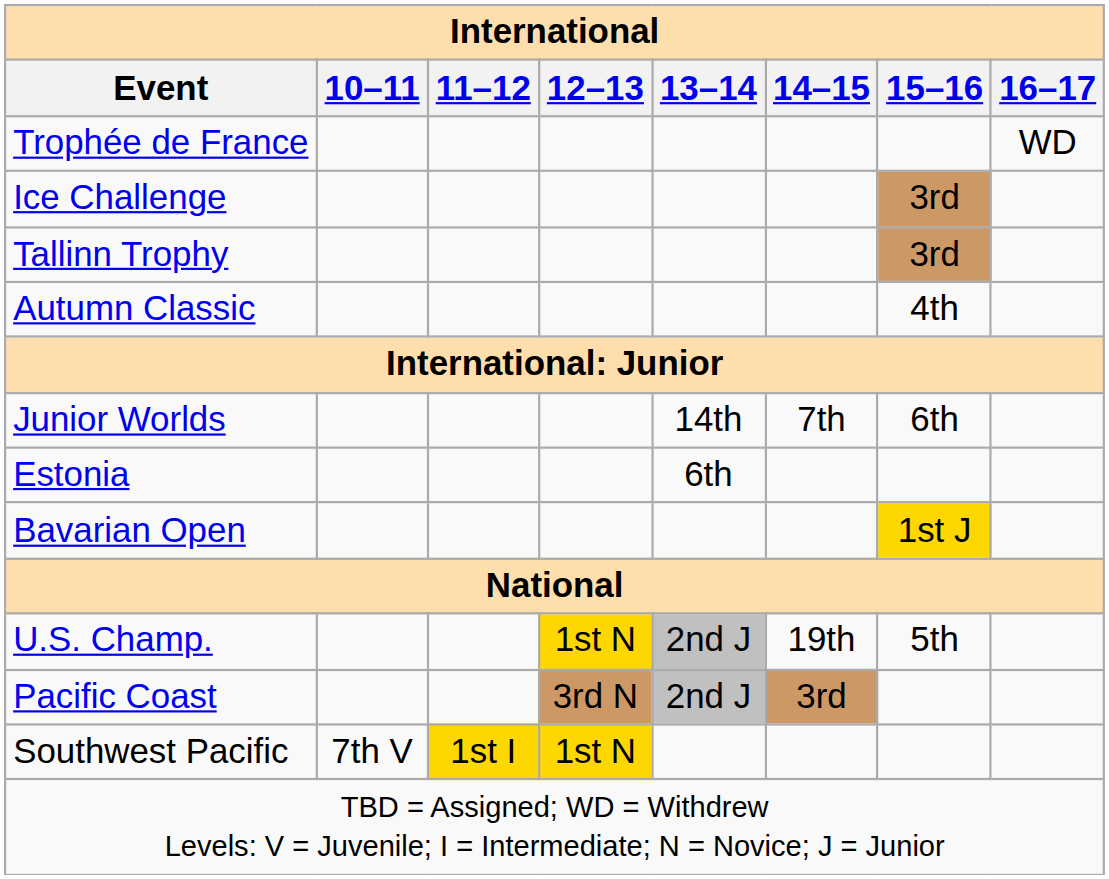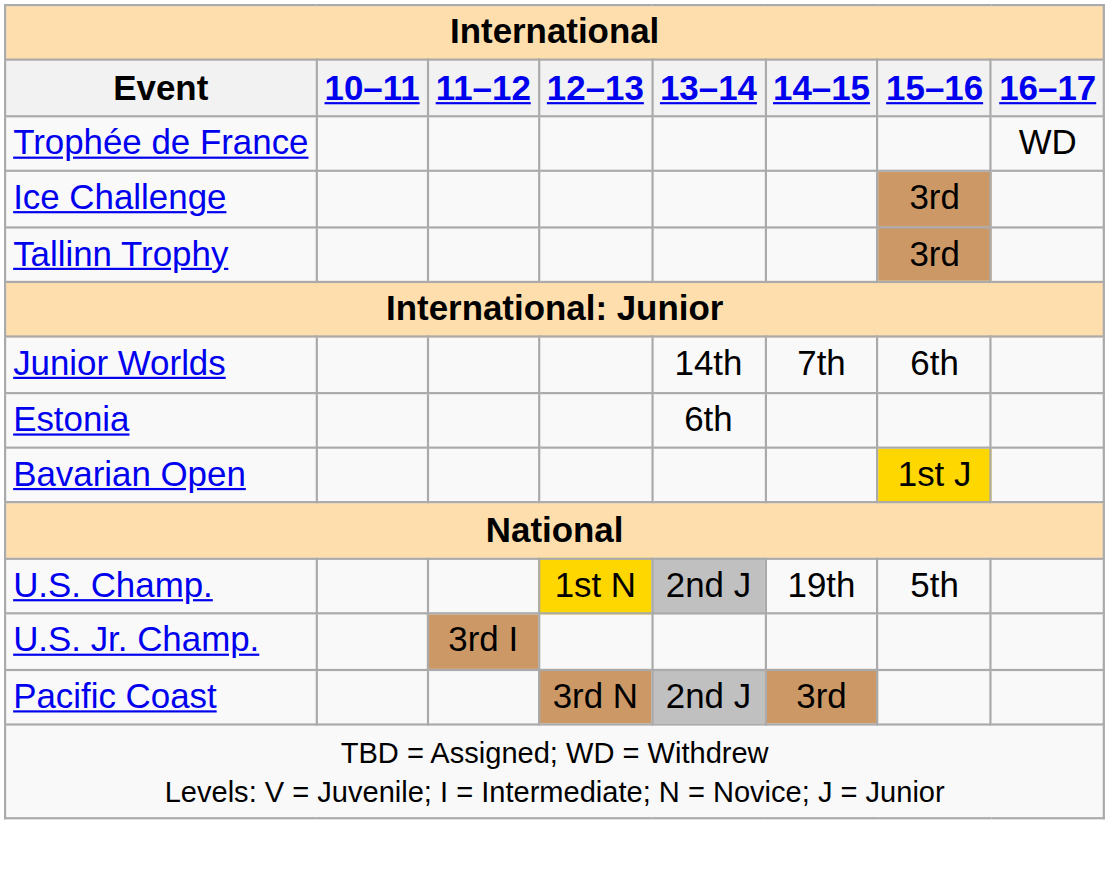- row: (134, 308)
+ row: (136, 640)
- row: (151, 751)
